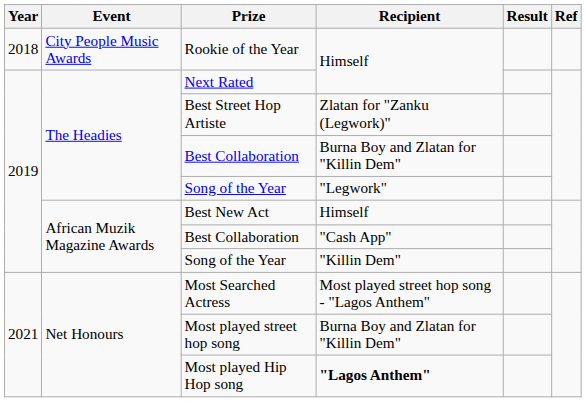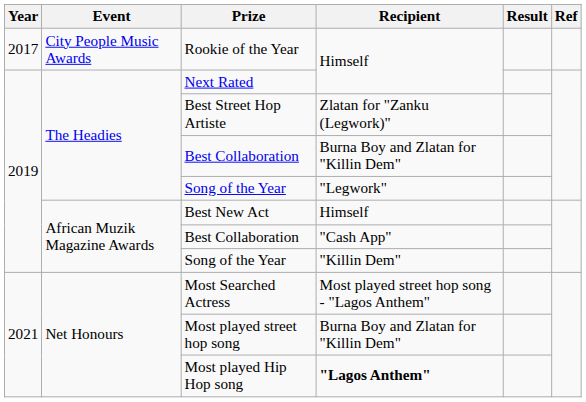(23, 49) 2018 -> (23, 49) 2017
